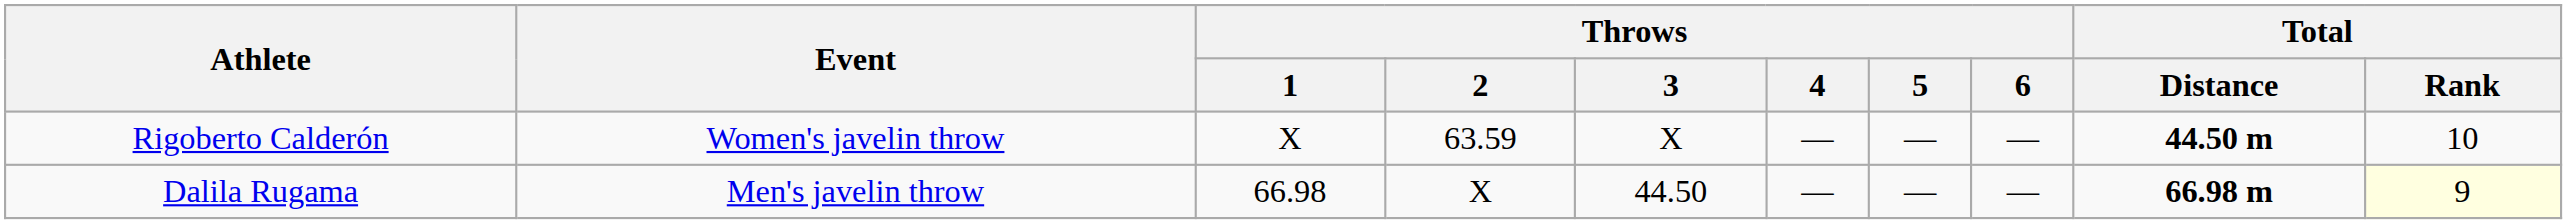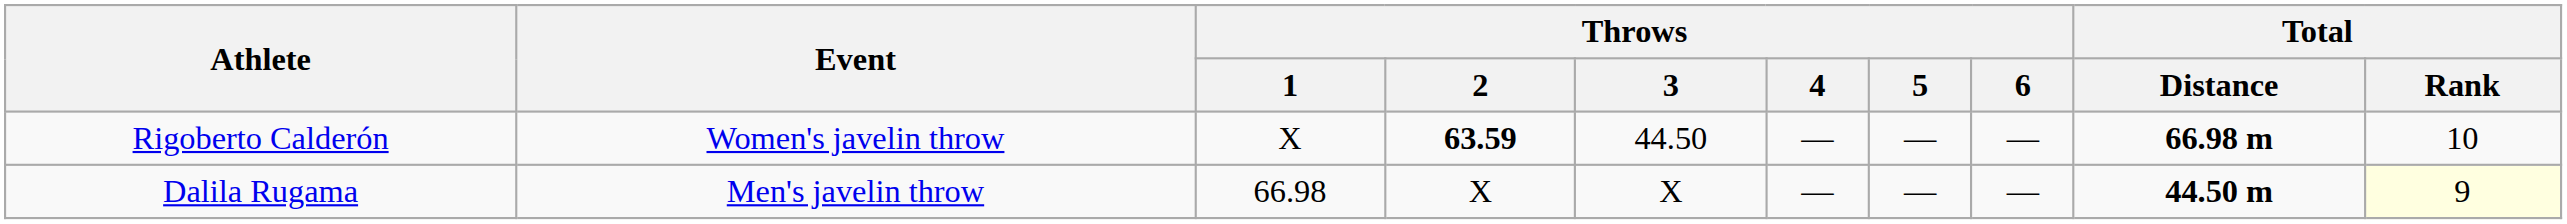(1480, 138) normal -> (1480, 138) bold
(1671, 138) X -> (1671, 138) 44.50
(2219, 138) 44.50 m -> (2219, 138) 66.98 m
(1671, 191) 44.50 -> (1671, 191) X
(2219, 191) 66.98 m -> (2219, 191) 44.50 m
